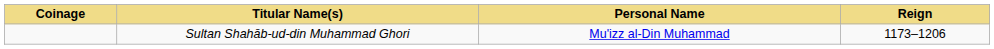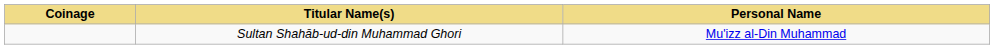- column: (915, 14)
